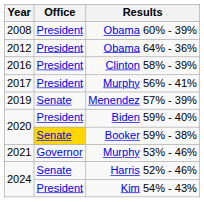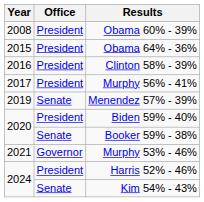(19, 48) 2012 -> (19, 48) 2015
(54, 135) gold background -> (54, 135) no background
(54, 170) Senate -> (60, 170) President
(60, 188) President -> (54, 188) Senate
